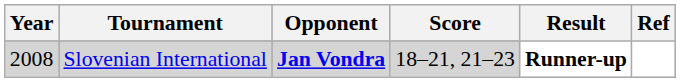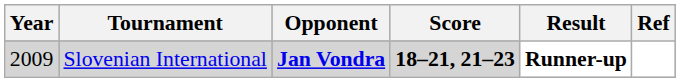(32, 58) 2008 -> (32, 58) 2009
(455, 58) normal -> (455, 58) bold
